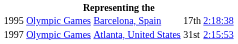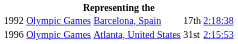(14, 21) 1995 -> (14, 21) 1992
(14, 34) 1997 -> (14, 34) 1996
